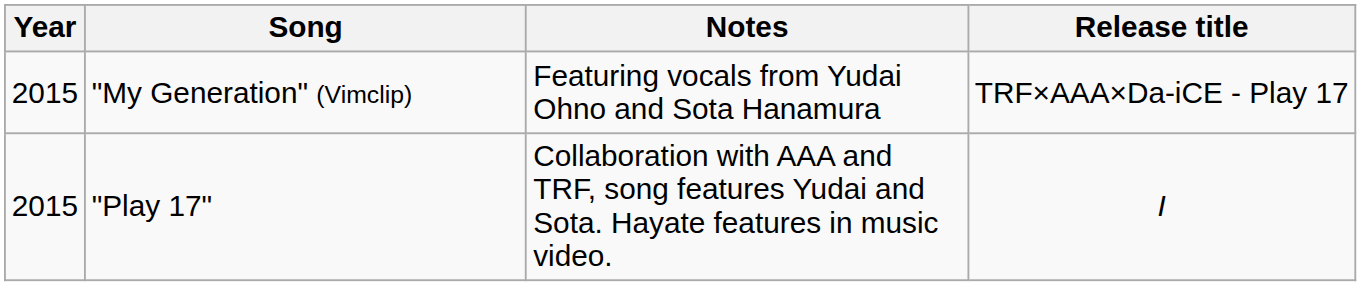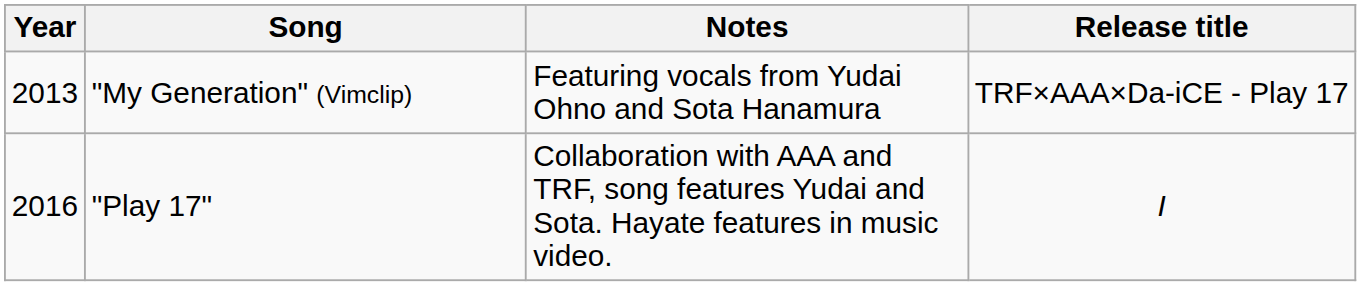(45, 92) 2015 -> (45, 92) 2013
(45, 206) 2015 -> (45, 206) 2016
